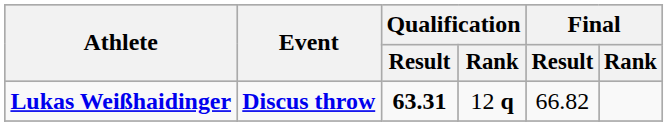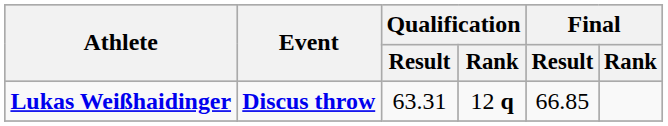(419, 101) bold -> (419, 101) normal
(562, 101) 66.82 -> (562, 101) 66.85
